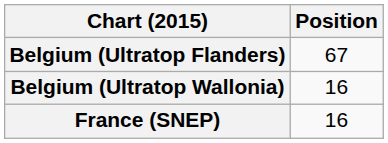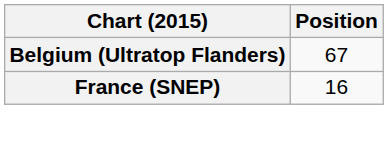- row: (147, 87)
